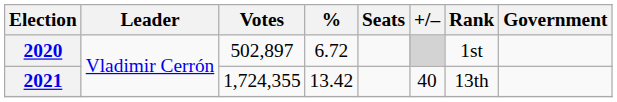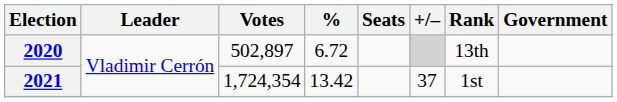(472, 50) 1st -> (472, 50) 13th
(262, 81) 1,724,355 -> (262, 81) 1,724,354
(427, 81) 40 -> (427, 81) 37
(472, 81) 13th -> (472, 81) 1st
